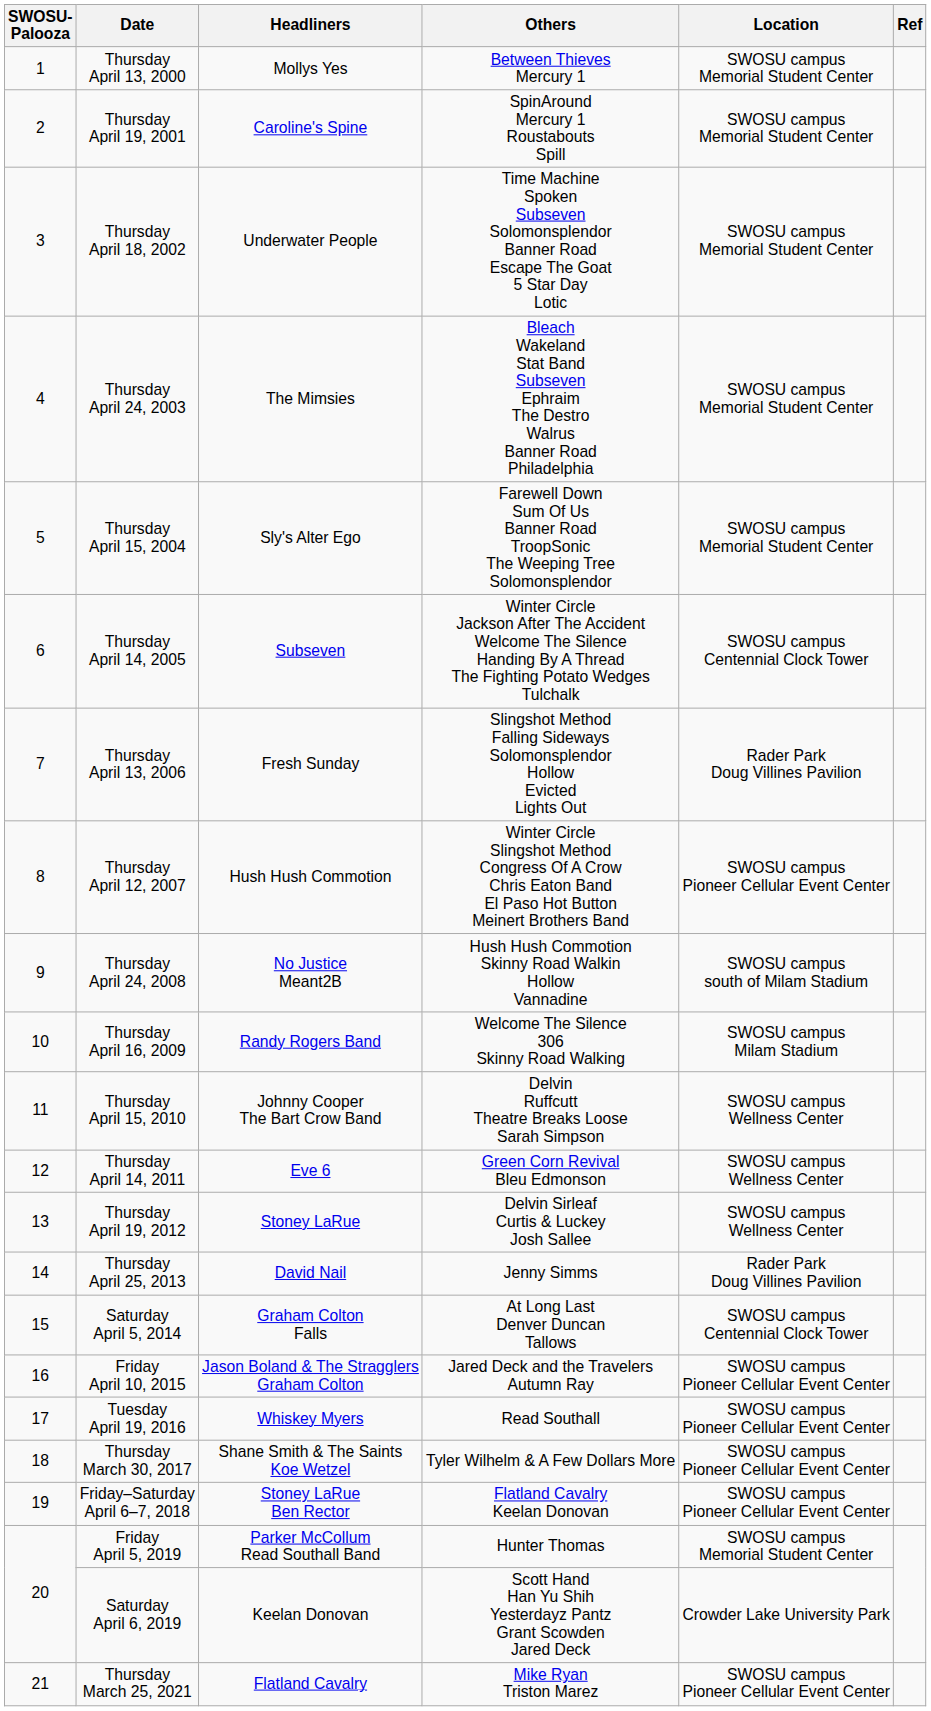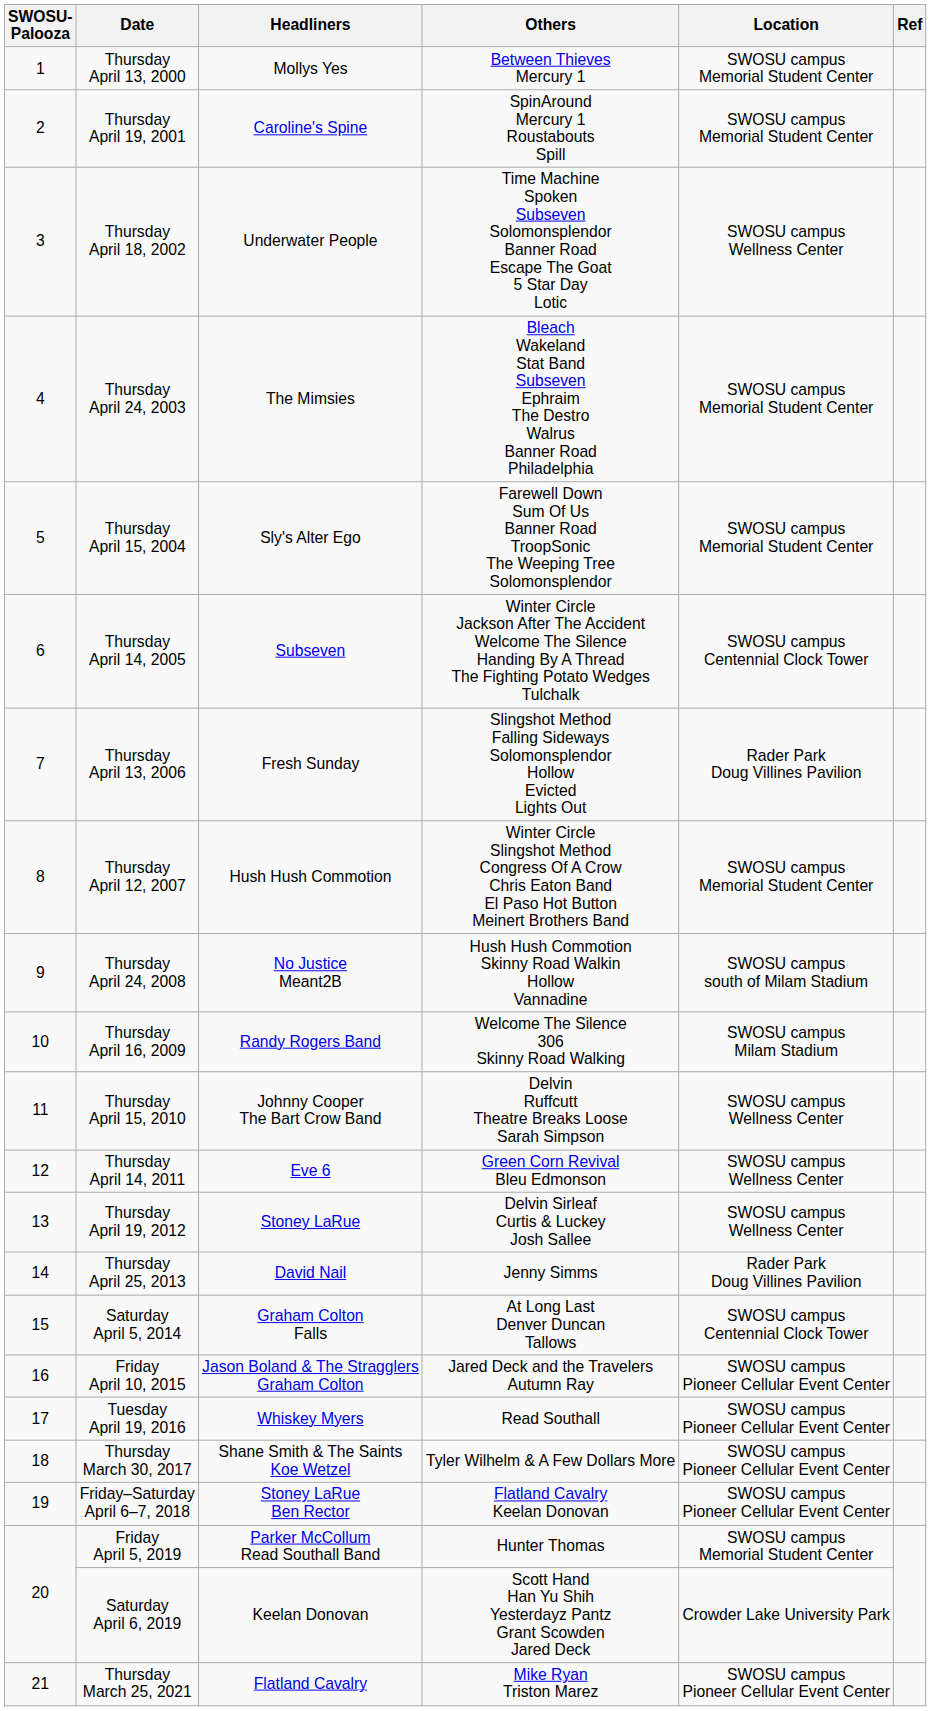(786, 241) SWOSU campus Memorial Student Center -> (786, 241) SWOSU campus Wellness Center
(786, 877) SWOSU campus Pioneer Cellular Event Center -> (786, 877) SWOSU campus Memorial Student Center
